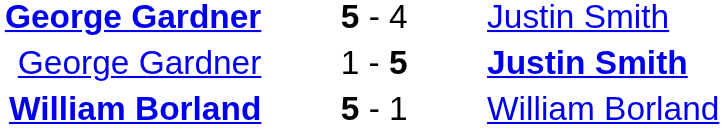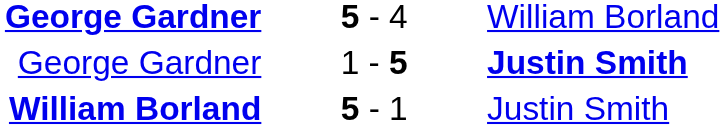(578, 16) Justin Smith -> (603, 16) William Borland
(603, 108) William Borland -> (578, 108) Justin Smith
